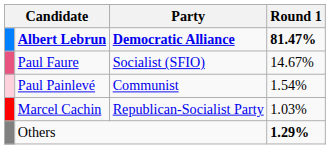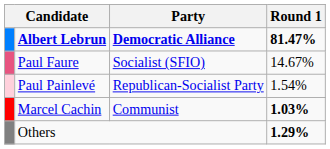(146, 86) Communist -> (188, 86) Republican-Socialist Party
(188, 109) Republican-Socialist Party -> (146, 109) Communist
(289, 109) normal -> (290, 109) bold
